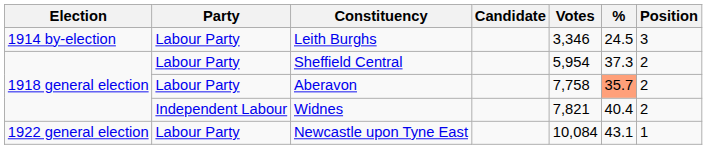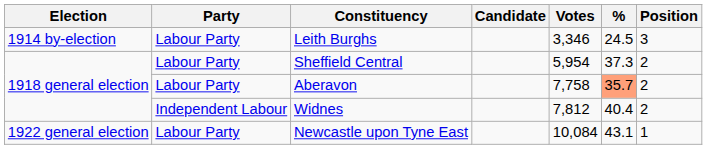(571, 109) 7,821 -> (571, 109) 7,812
